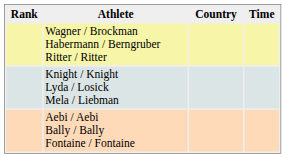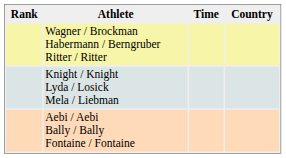columns swapped: (216, 14) <-> (262, 14)
